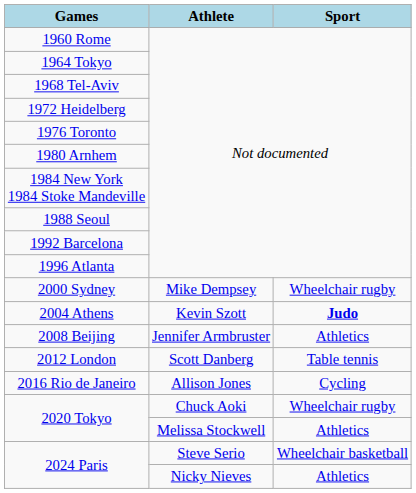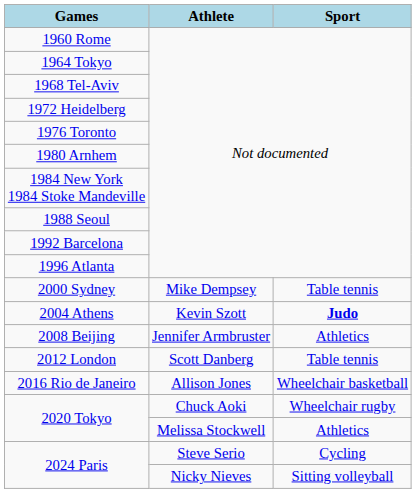(343, 289) Wheelchair rugby -> (343, 289) Table tennis
(343, 382) Cycling -> (343, 382) Wheelchair basketball
(343, 452) Wheelchair basketball -> (343, 452) Cycling
(343, 476) Athletics -> (343, 476) Sitting volleyball
